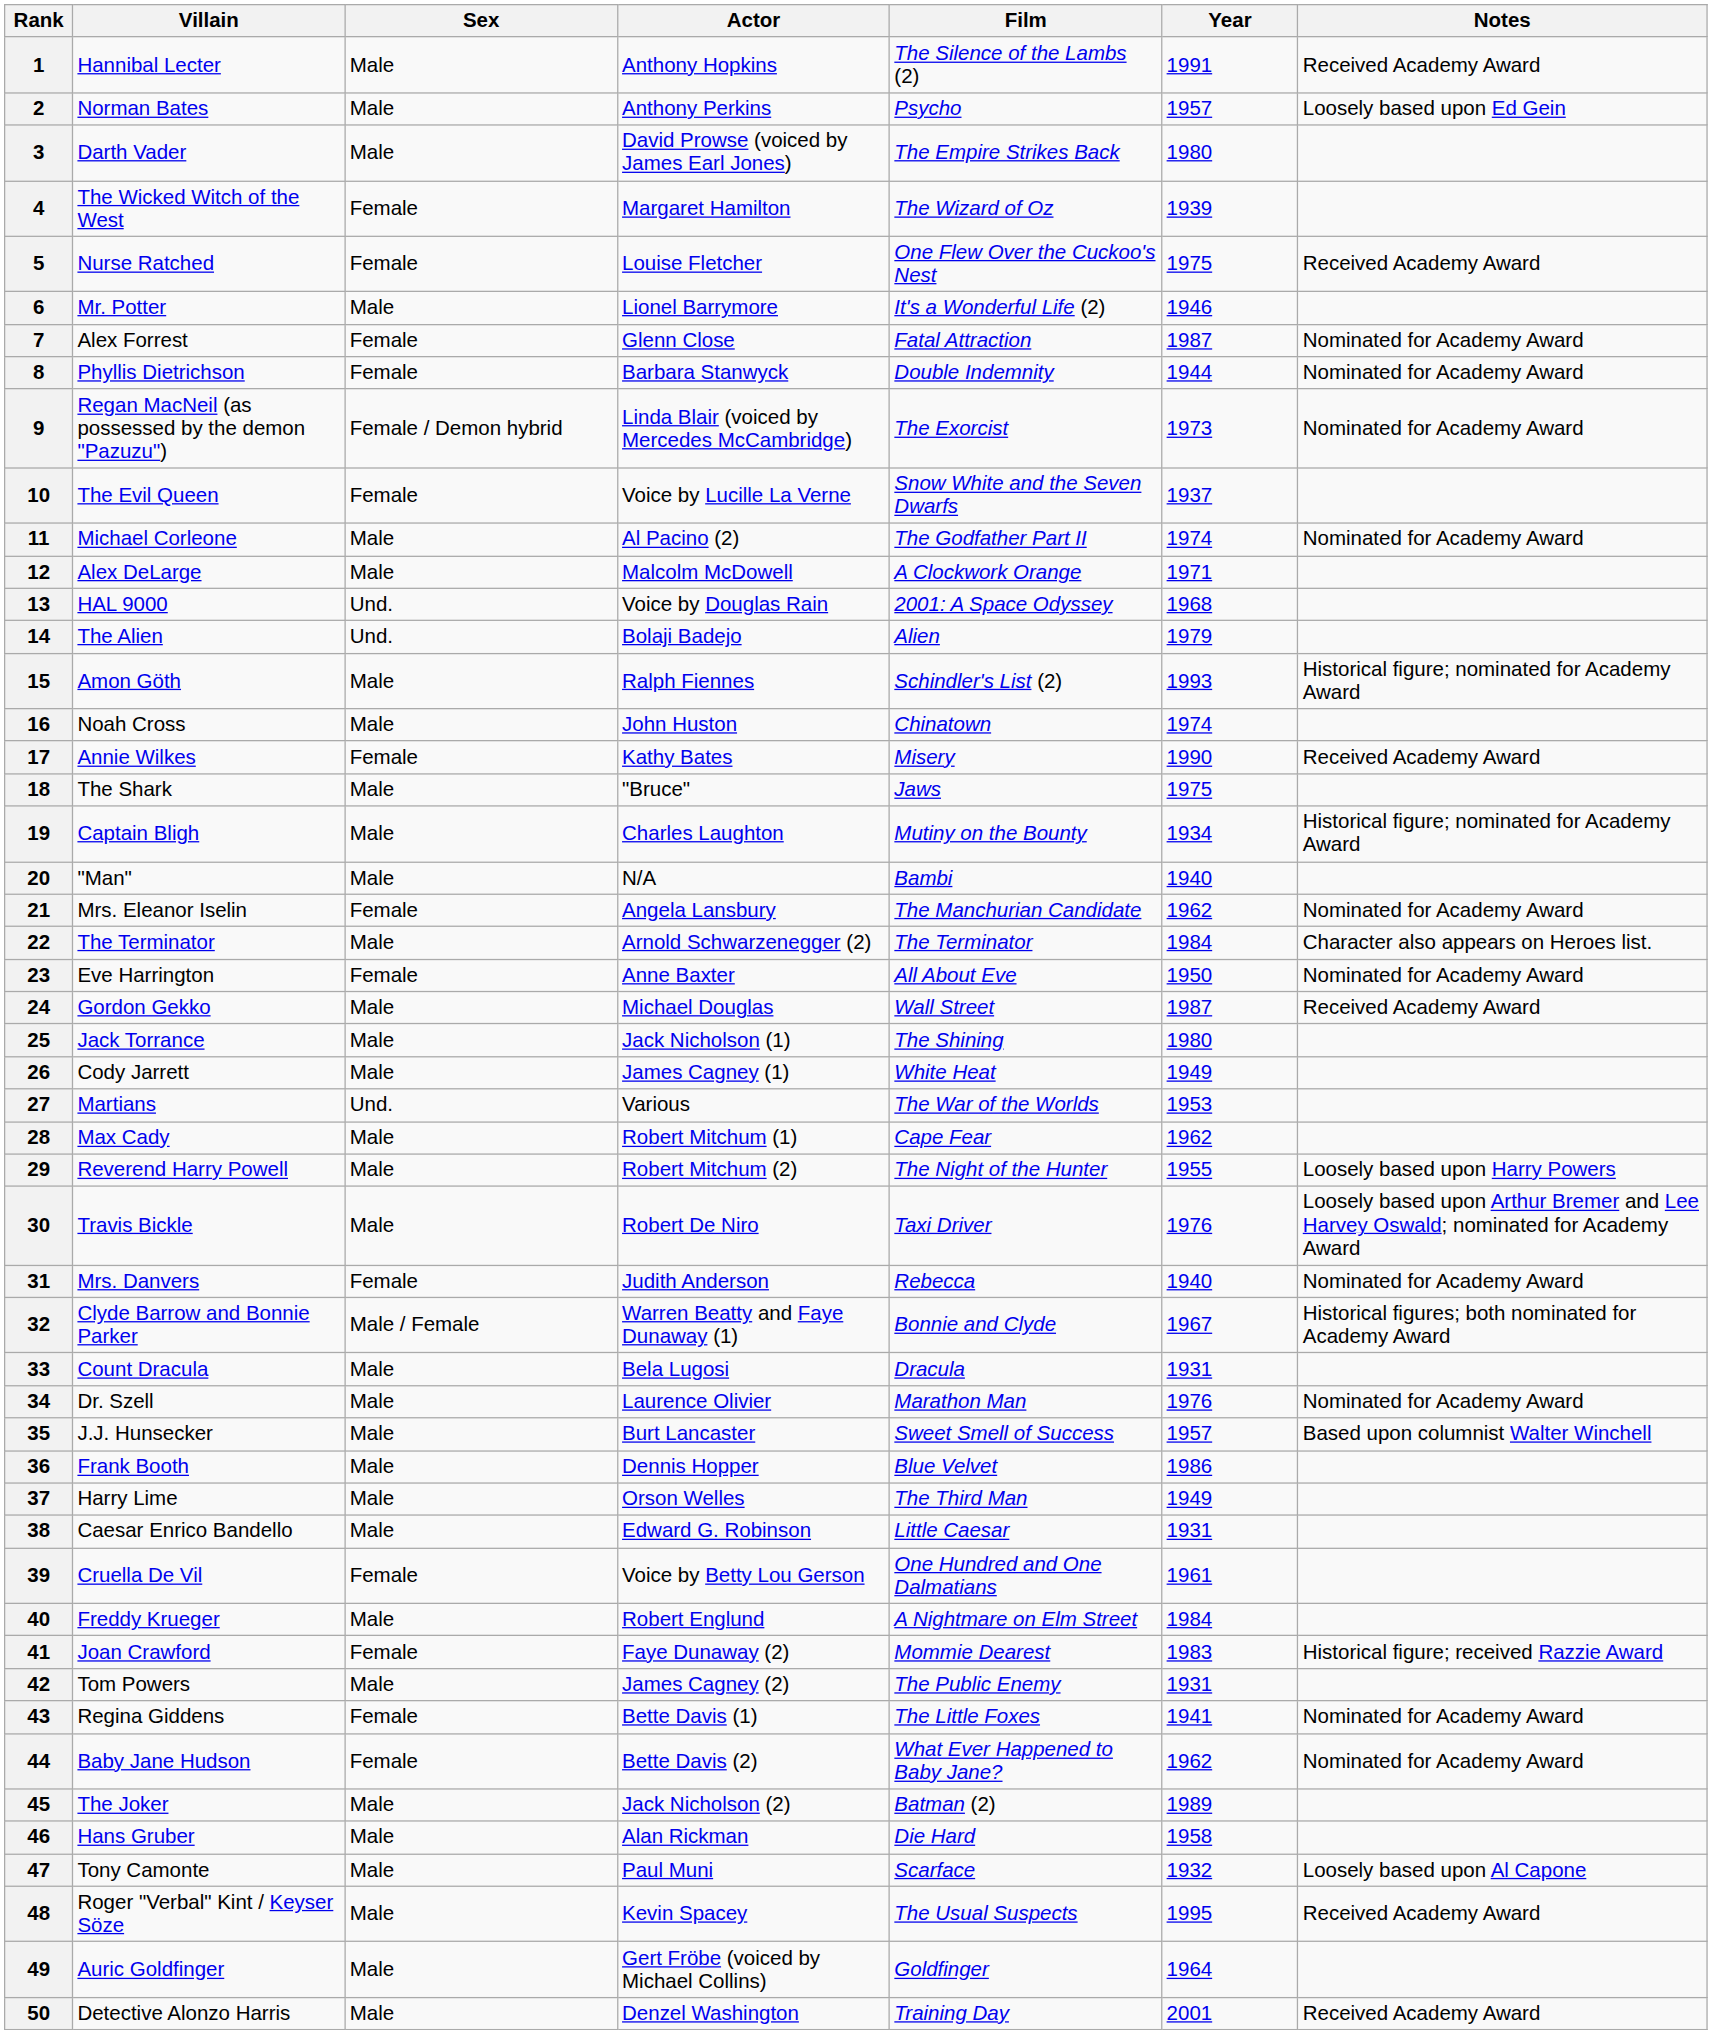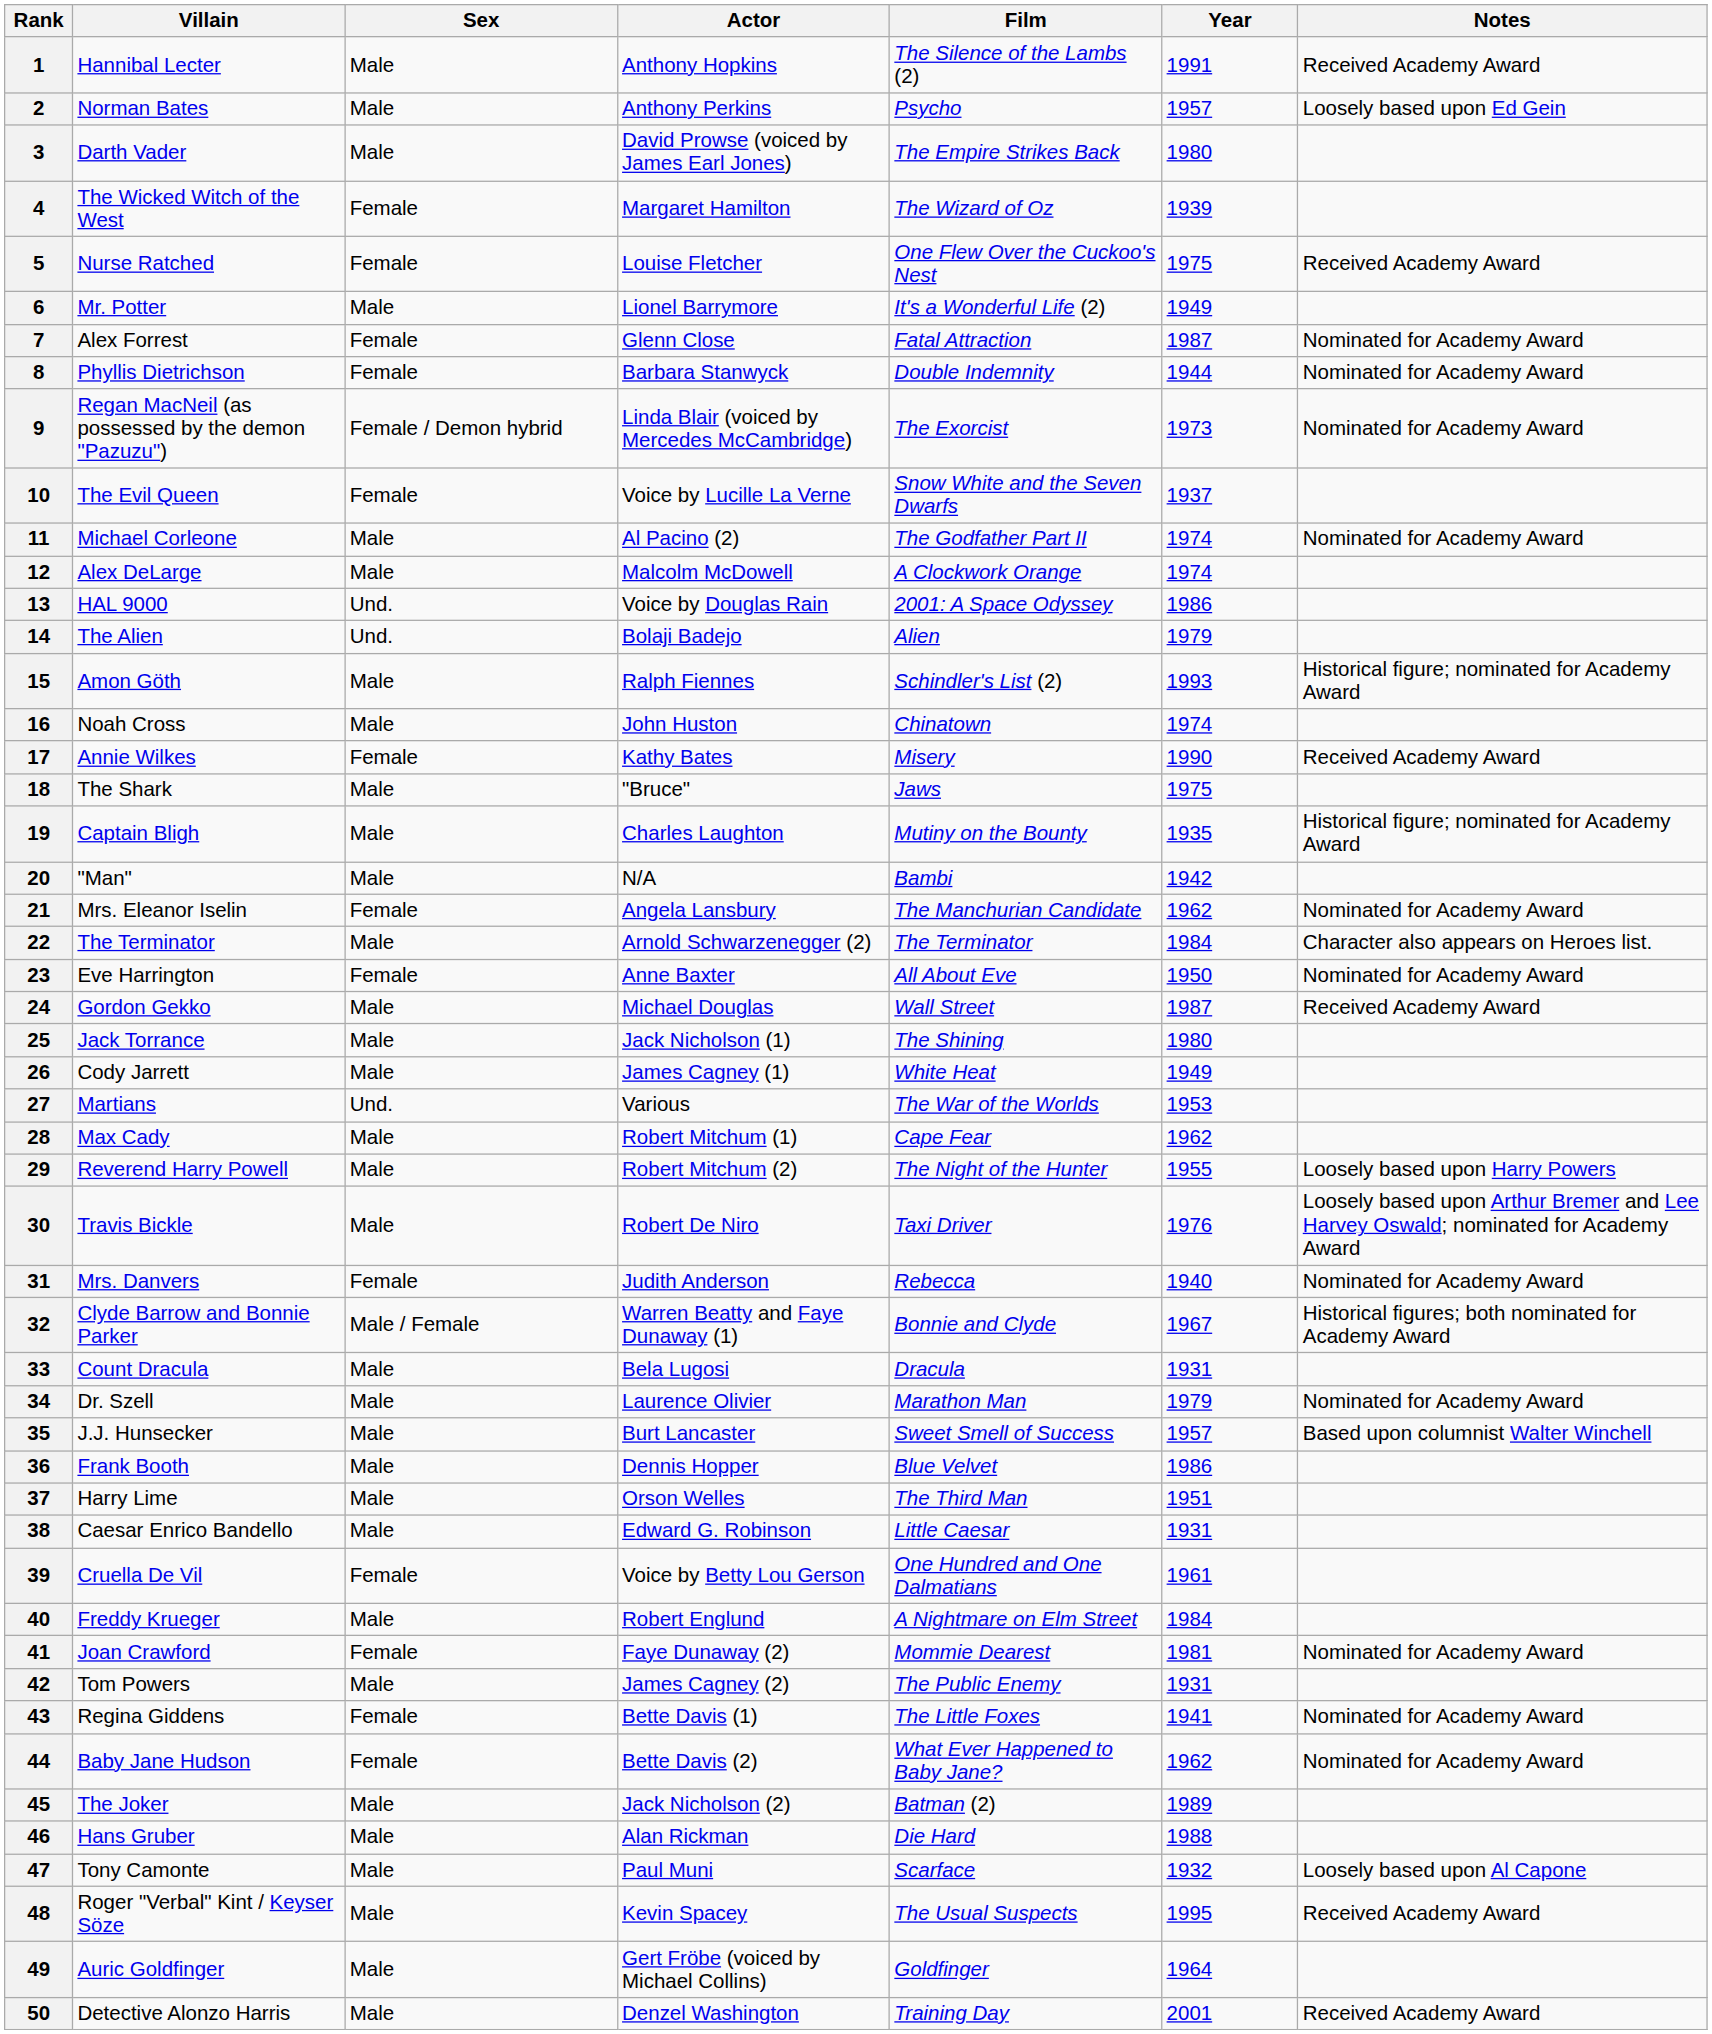(1189, 307) 1946 -> (1189, 307) 1949
(1189, 571) 1971 -> (1189, 571) 1974
(1189, 604) 1968 -> (1189, 604) 1986
(1189, 833) 1934 -> (1189, 833) 1935
(1189, 877) 1940 -> (1189, 877) 1942
(1189, 1401) 1976 -> (1189, 1401) 1979
(1189, 1498) 1949 -> (1189, 1498) 1951
(1189, 1651) 1983 -> (1189, 1651) 1981
(1483, 1651) Historical figure; received Razzie Award -> (1443, 1651) Nominated for Academy Award
(1189, 1837) 1958 -> (1189, 1837) 1988
